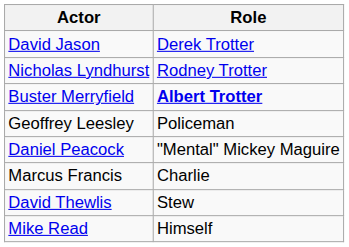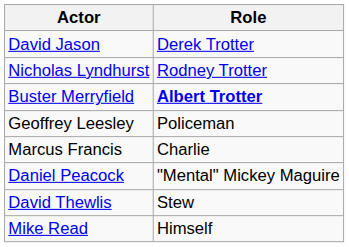rows swapped: (66, 149) <-> (65, 176)
